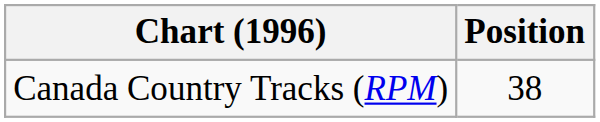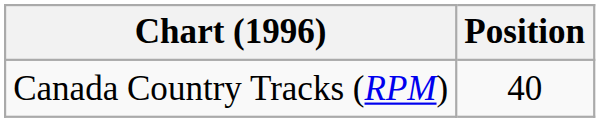(525, 87) 38 -> (525, 87) 40
